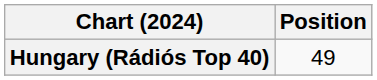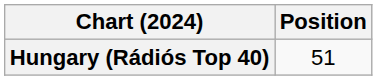(323, 57) 49 -> (323, 57) 51
